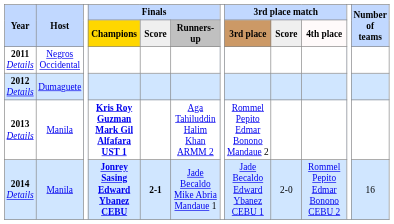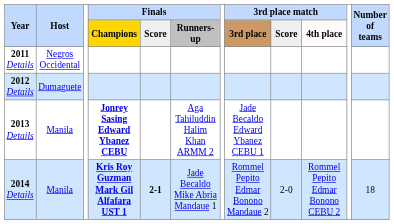(114, 129) Kris Roy Guzman Mark Gil Alfafara UST 1 -> (114, 129) Jonrey Sasing Edward Ybanez CEBU
(248, 129) Rommel Pepito Edmar Bonono Mandaue 2 -> (248, 129) Jade Becaldo Edward Ybanez CEBU 1
(114, 189) Jonrey Sasing Edward Ybanez CEBU -> (114, 189) Kris Roy Guzman Mark Gil Alfafara UST 1
(248, 189) Jade Becaldo Edward Ybanez CEBU 1 -> (248, 189) Rommel Pepito Edmar Bonono Mandaue 2
(370, 189) 16 -> (370, 189) 18
